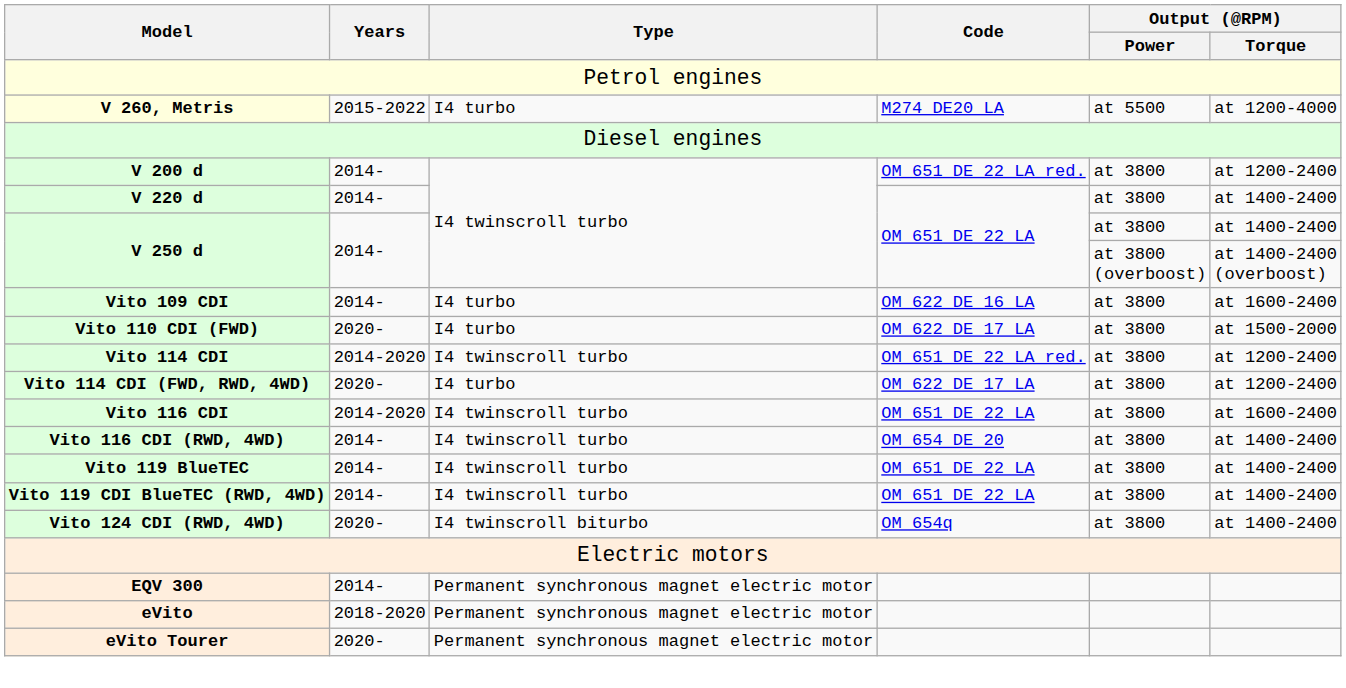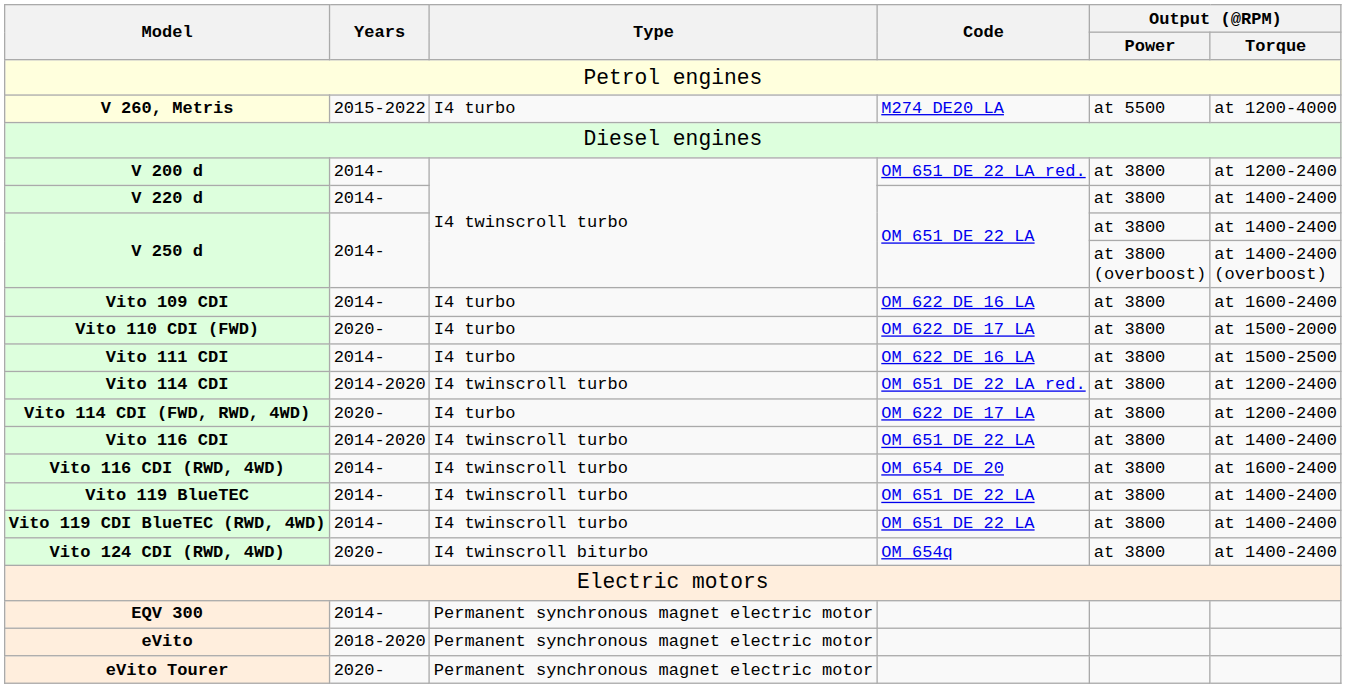+ row: (167, 357)
(1276, 413) at 1600-2400 -> (1276, 441) at 1400-2400
(1276, 441) at 1400-2400 -> (1276, 468) at 1600-2400
